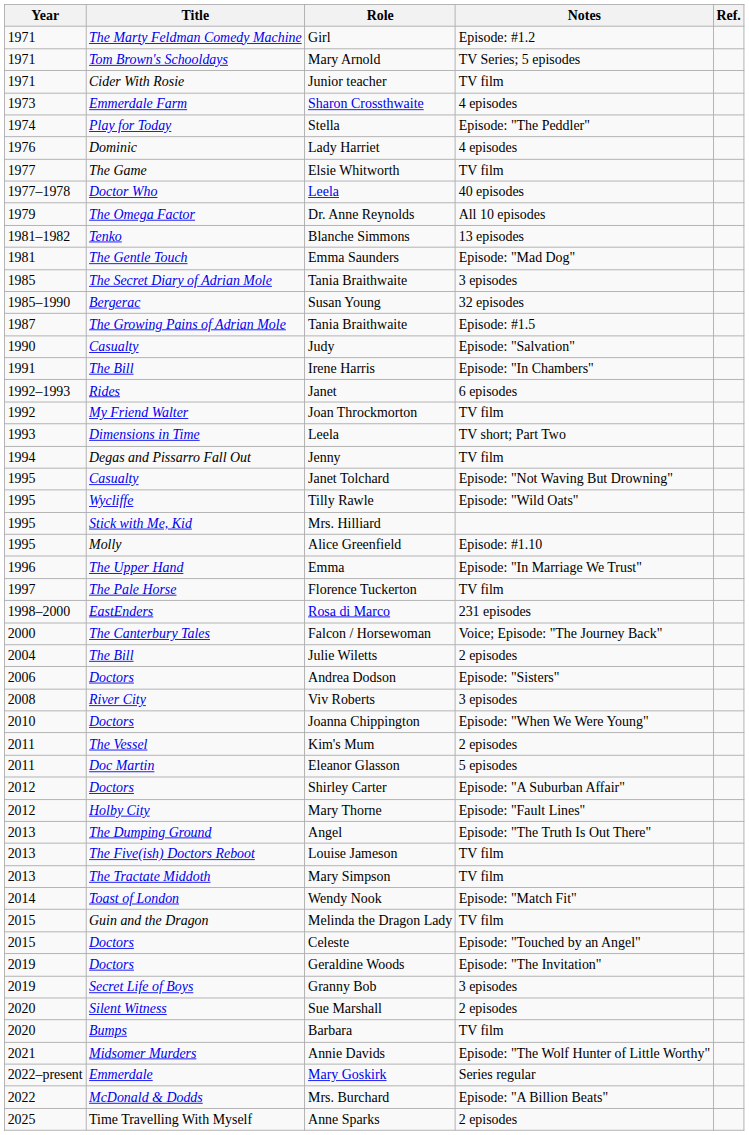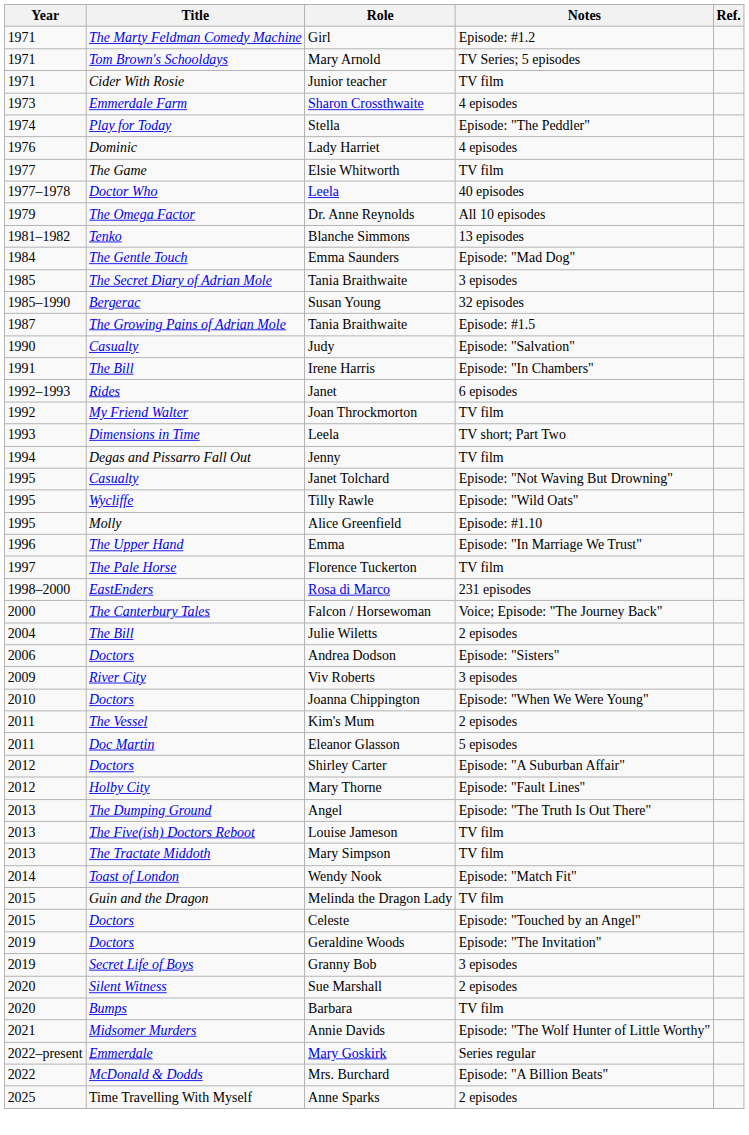(22, 258) 1981 -> (22, 258) 1984
- row: (140, 523)
(22, 699) 2008 -> (22, 677) 2009
